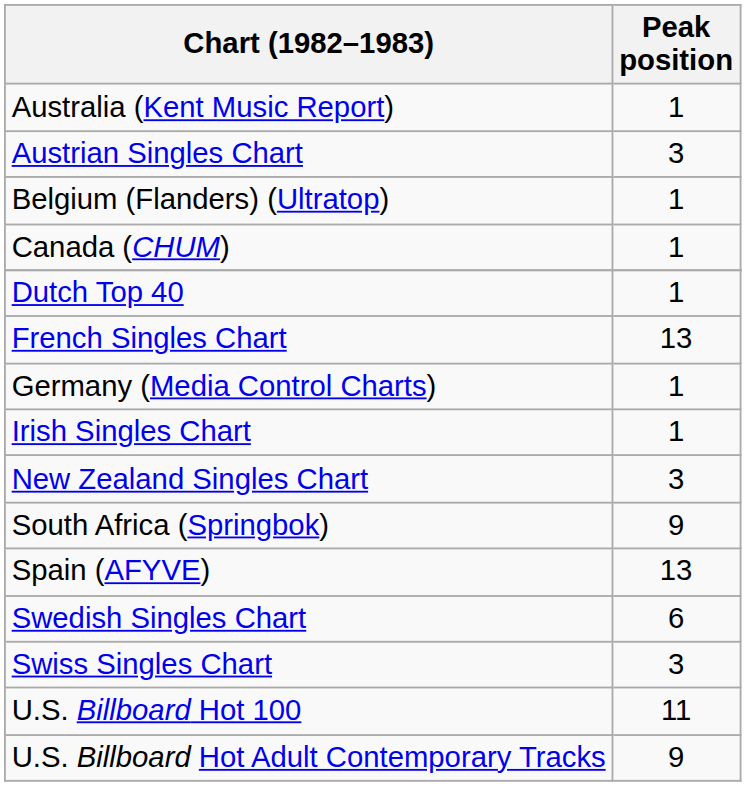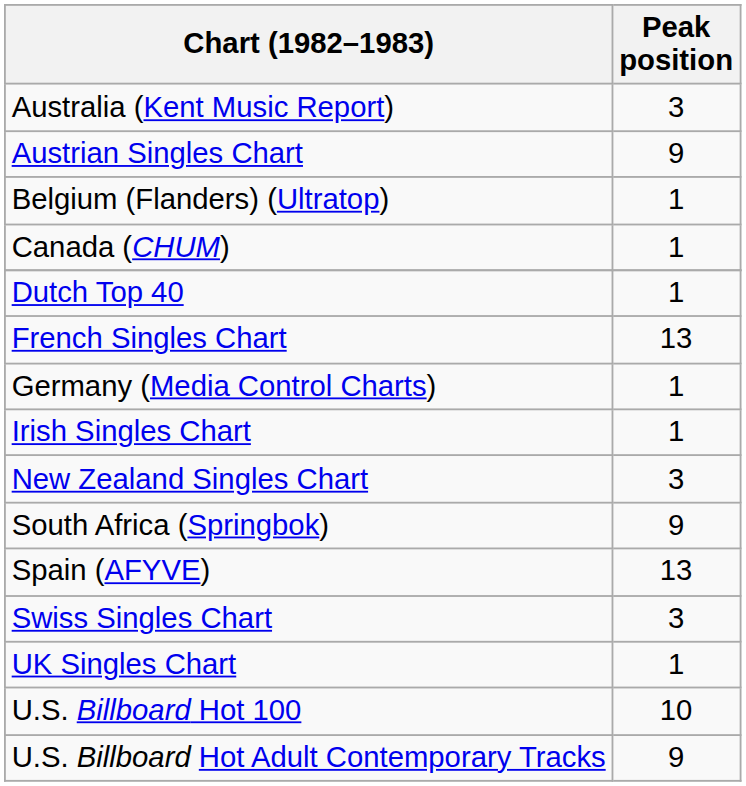(676, 107) 1 -> (676, 107) 3
(676, 153) 3 -> (676, 153) 9
- row: (159, 617)
+ row: (124, 664)
(676, 710) 11 -> (676, 710) 10
